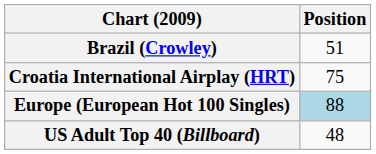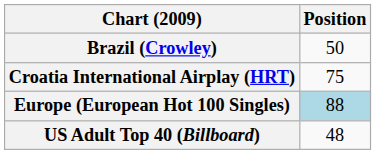(335, 47) 51 -> (335, 47) 50
